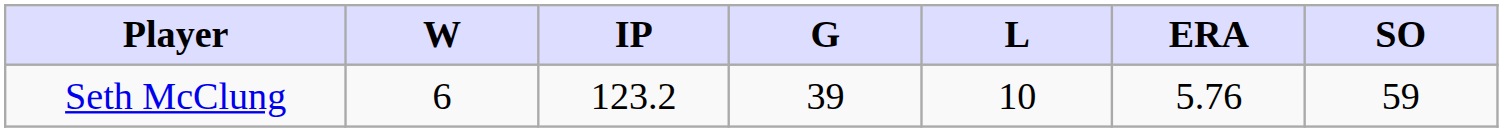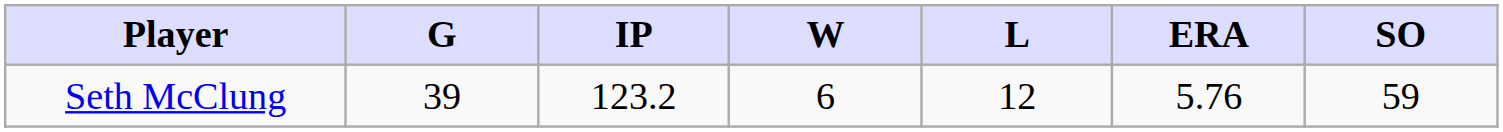columns swapped: (825, 34) <-> (442, 34)
(1017, 95) 10 -> (1017, 95) 12
